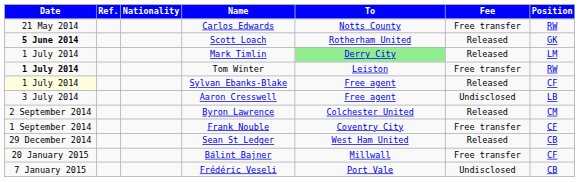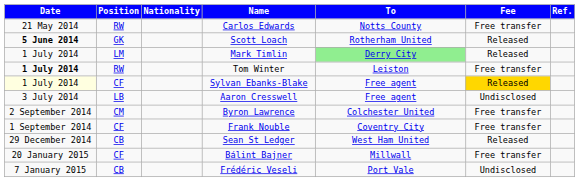columns swapped: (552, 11) <-> (108, 11)
(487, 83) no background -> (508, 83) gold background
(487, 112) Released -> (508, 112) Free transfer
